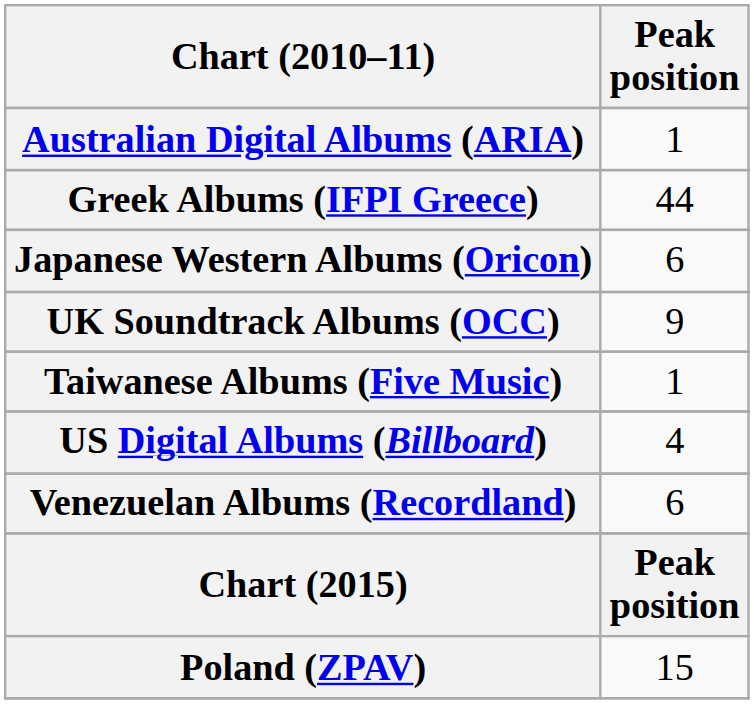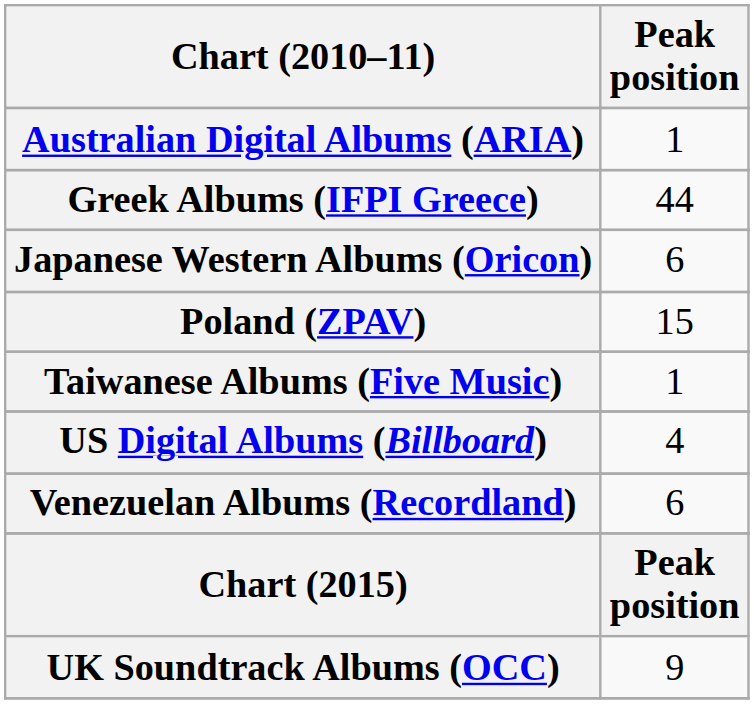rows swapped: (303, 666) <-> (303, 320)
